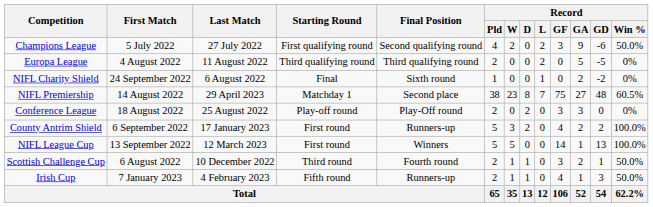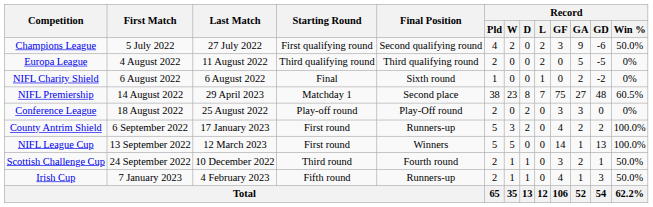(150, 78) 24 September 2022 -> (150, 78) 6 August 2022
(150, 161) 6 August 2022 -> (150, 161) 24 September 2022
